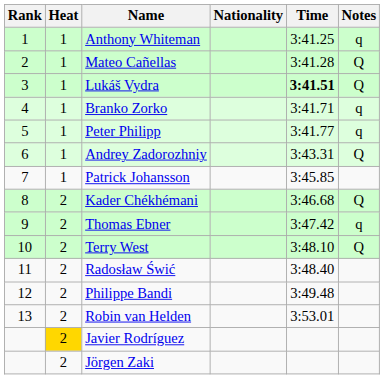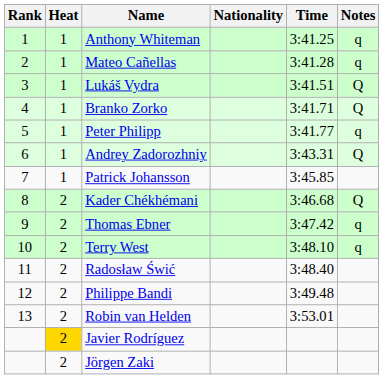(359, 62) Q -> (358, 62) q
(312, 85) bold -> (312, 85) normal
(359, 108) q -> (358, 108) Q
(359, 246) Q -> (358, 246) q
